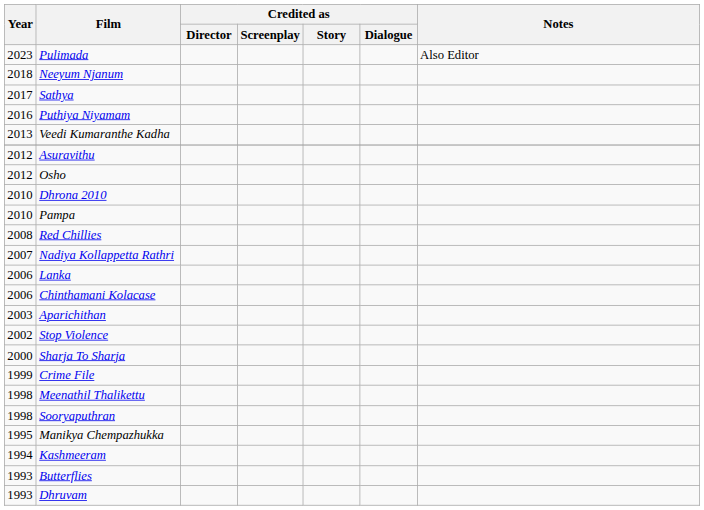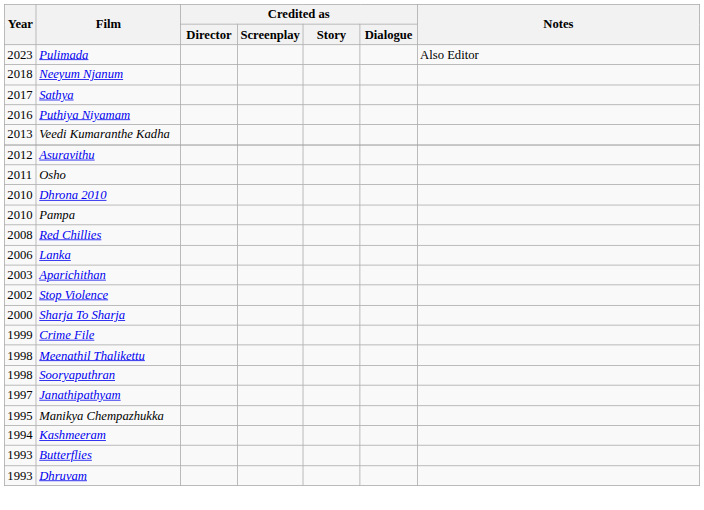(20, 174) 2012 -> (20, 174) 2011
- row: (107, 255)
- row: (97, 295)
+ row: (80, 395)
